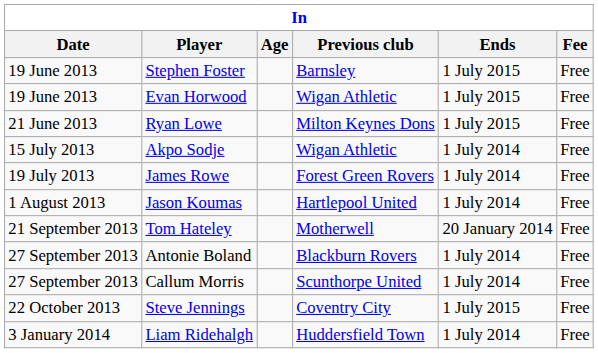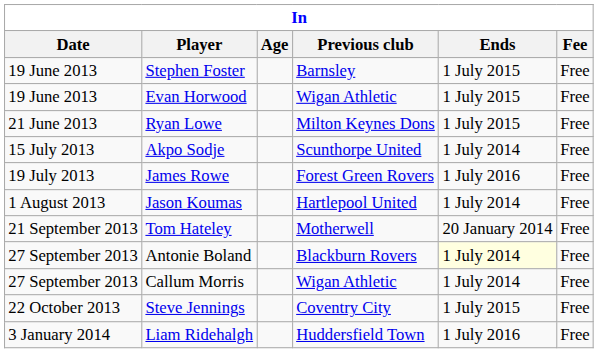(346, 149) Wigan Athletic -> (359, 149) Scunthorpe United
(481, 176) 1 July 2014 -> (481, 176) 1 July 2016
(481, 255) no background -> (481, 255) lightyellow background
(359, 281) Scunthorpe United -> (346, 281) Wigan Athletic
(481, 334) 1 July 2014 -> (481, 334) 1 July 2016
